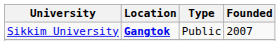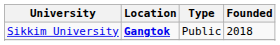(240, 31) 2007 -> (240, 31) 2018
